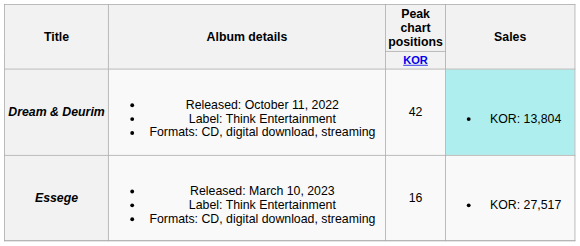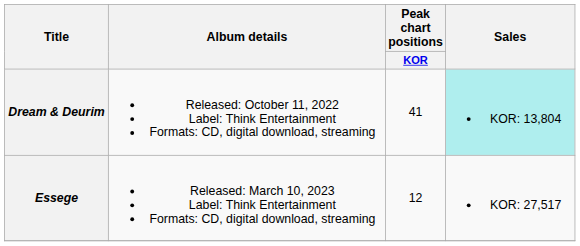(416, 112) 42 -> (416, 112) 41
(416, 197) 16 -> (416, 197) 12
